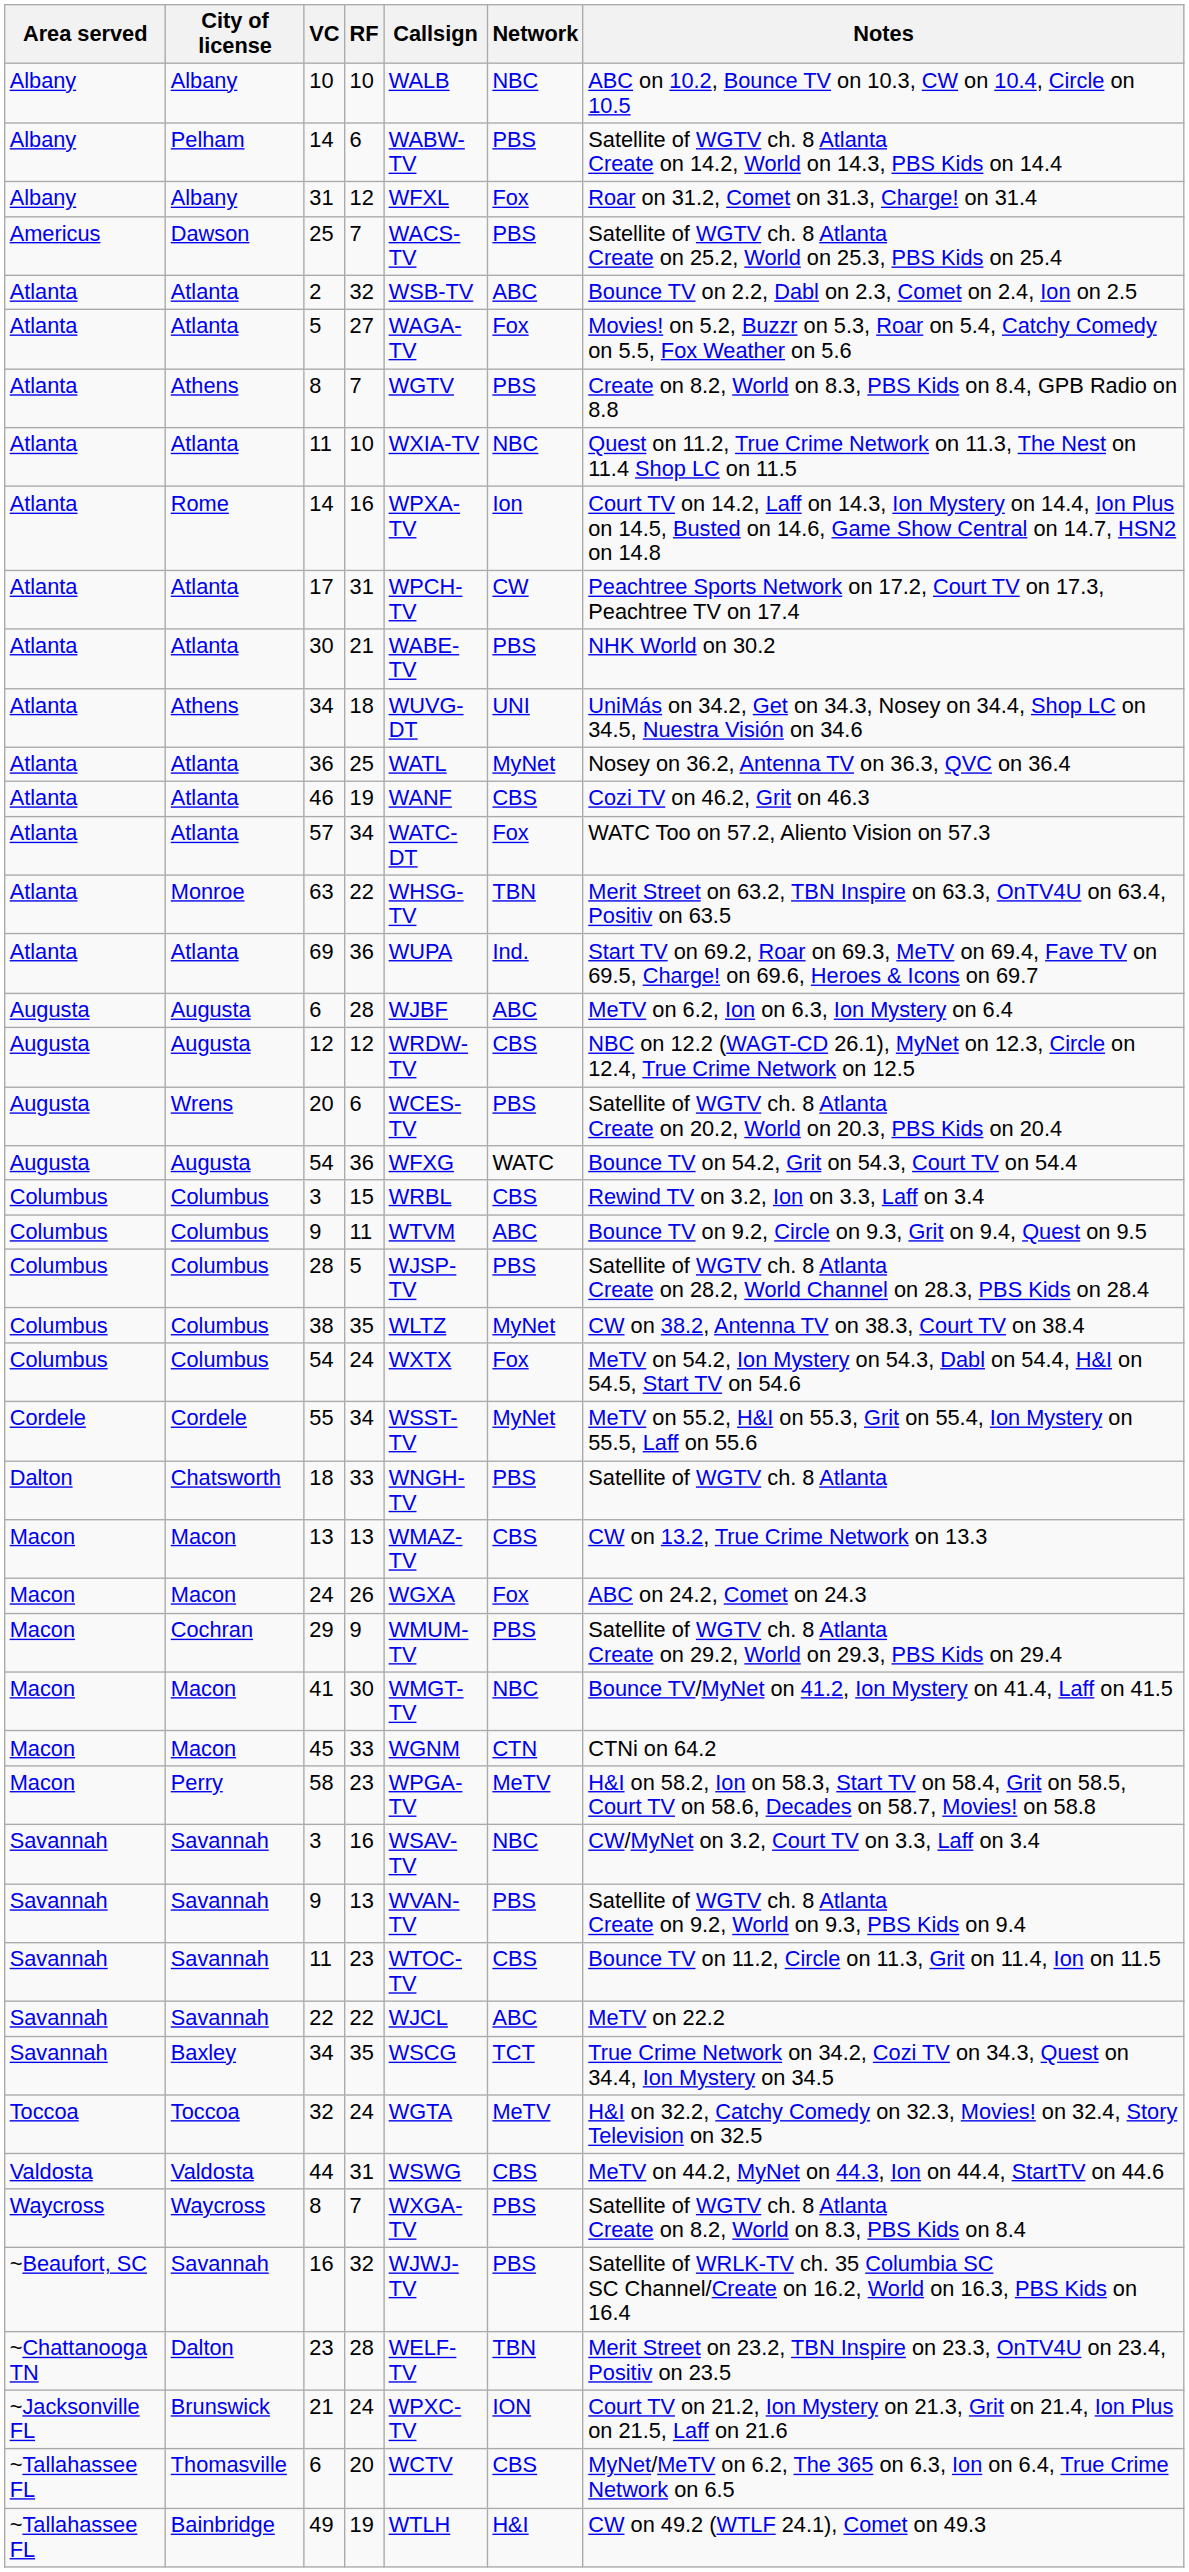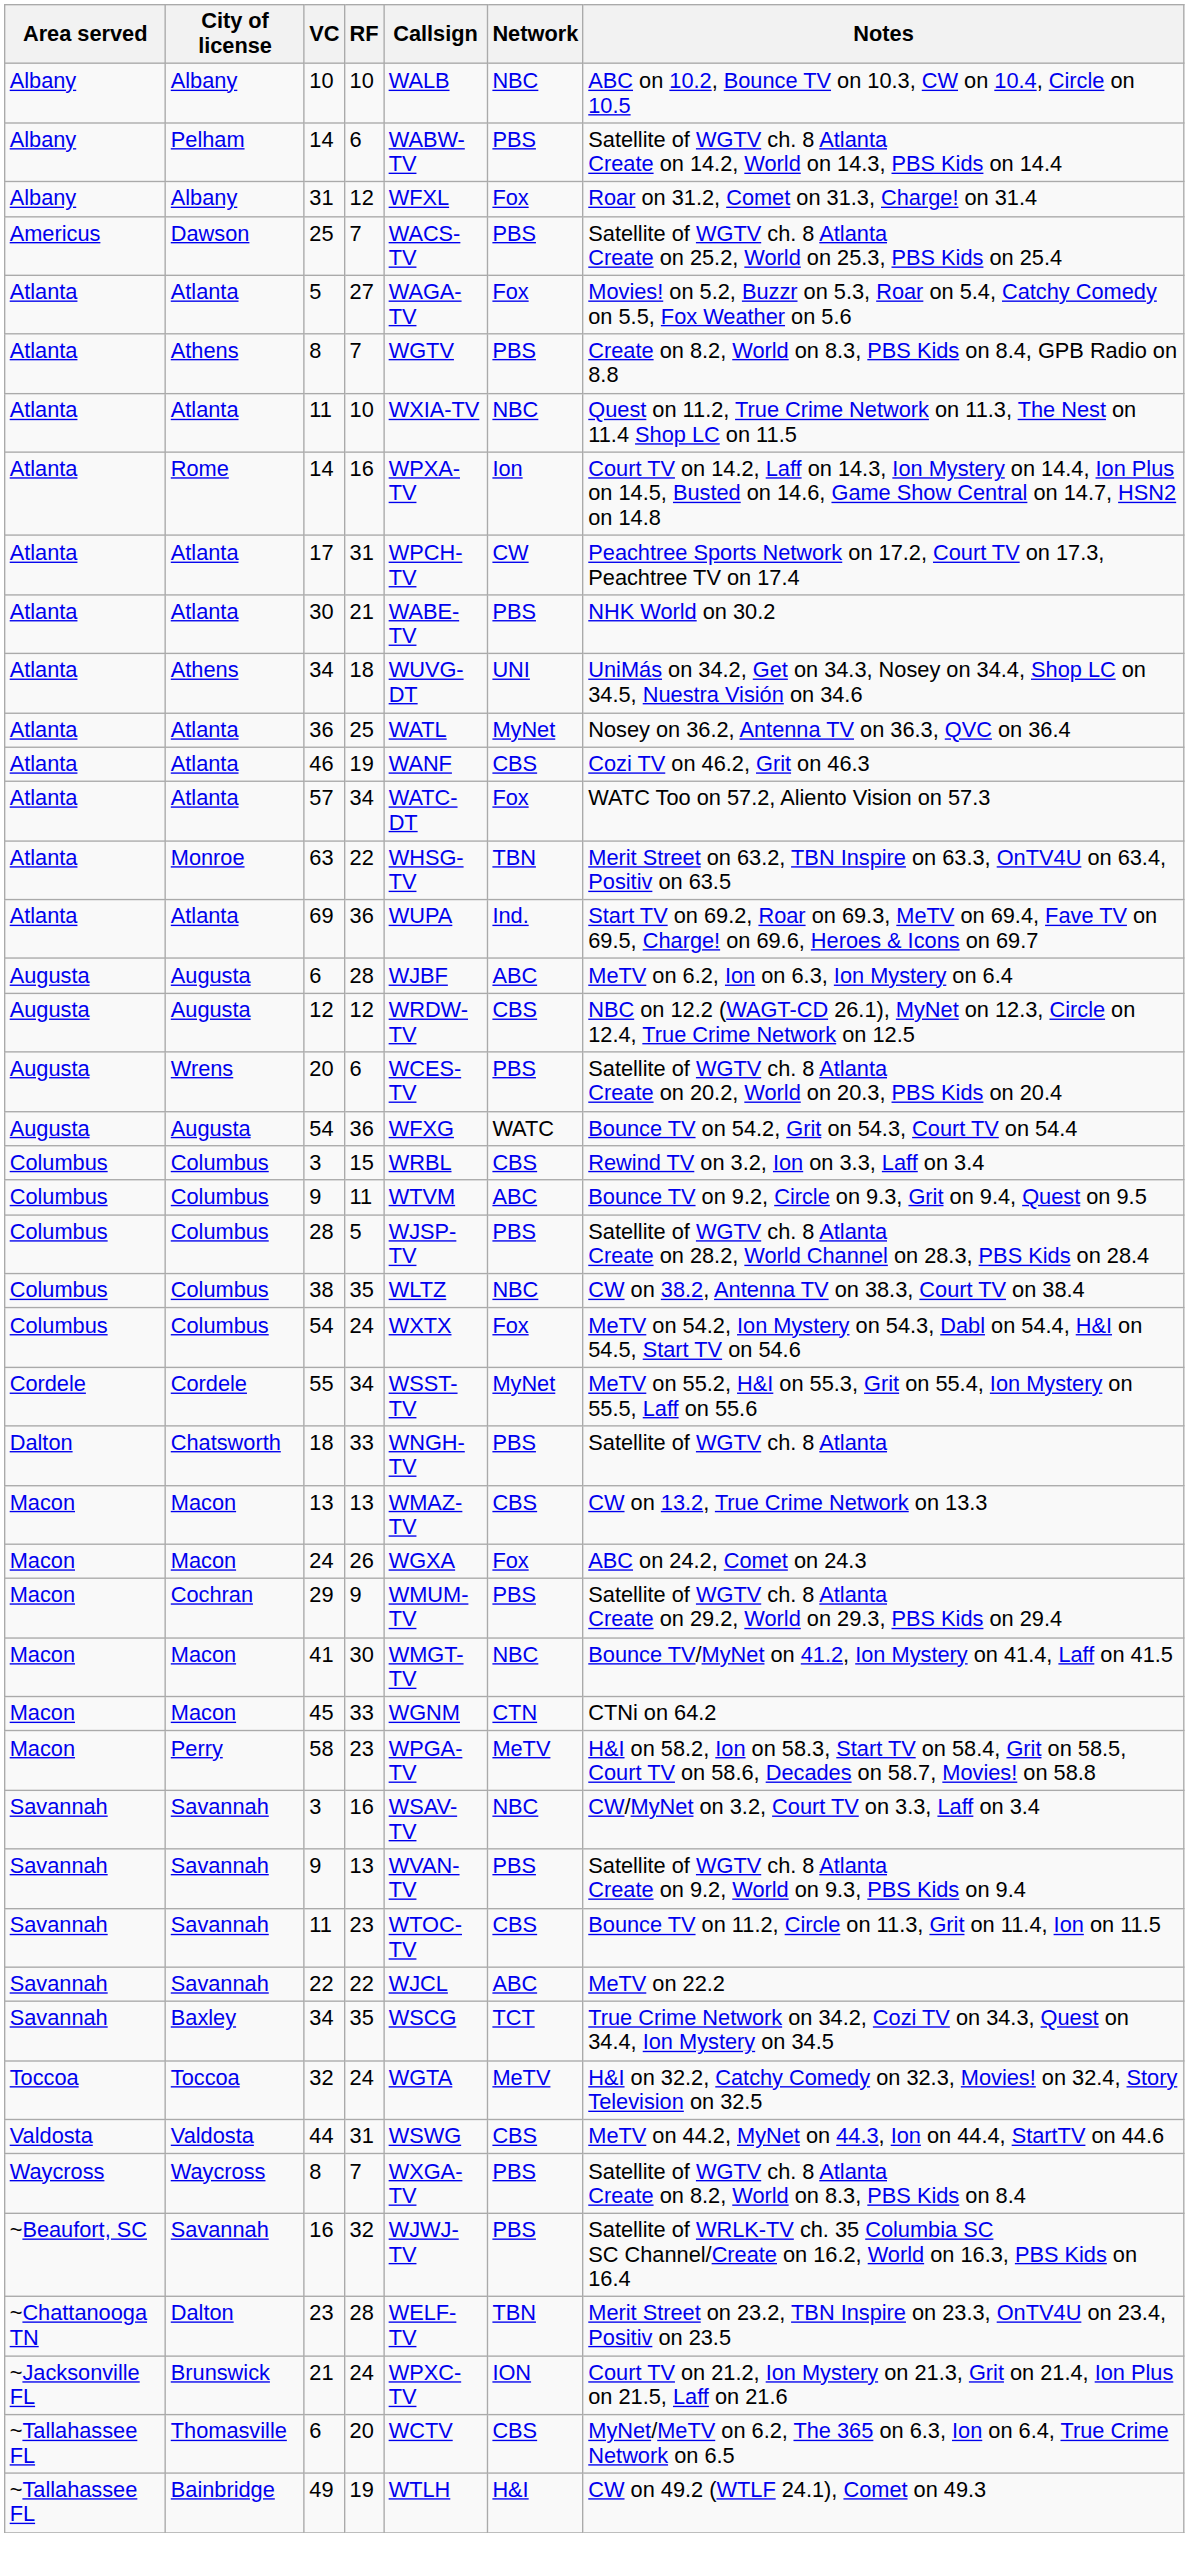- row: (205, 292)
(524, 1325) MyNet -> (515, 1290) NBC
